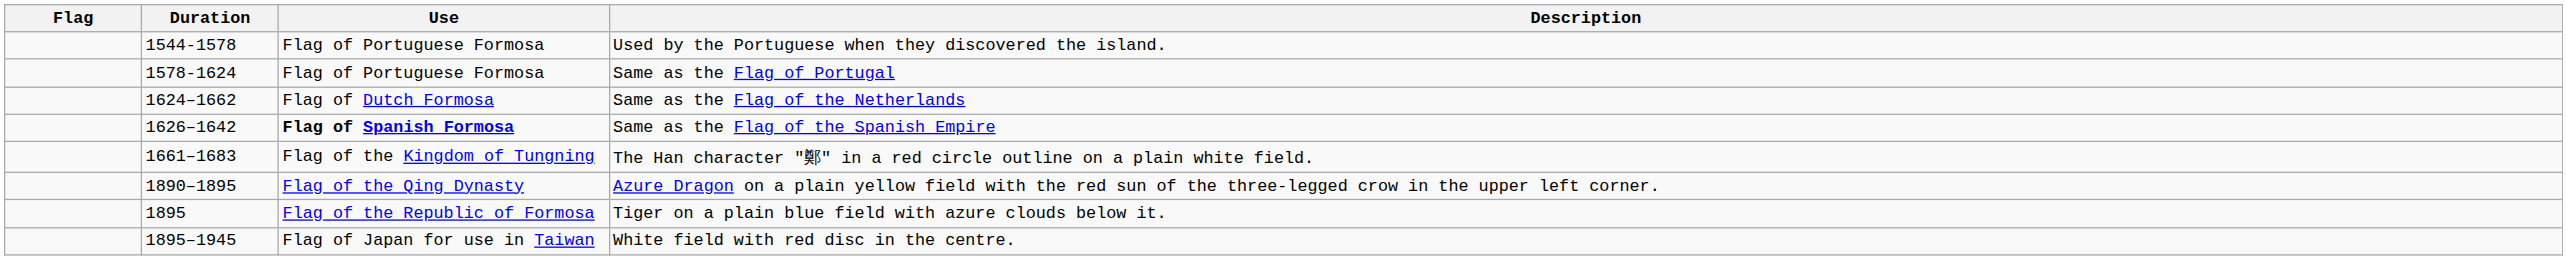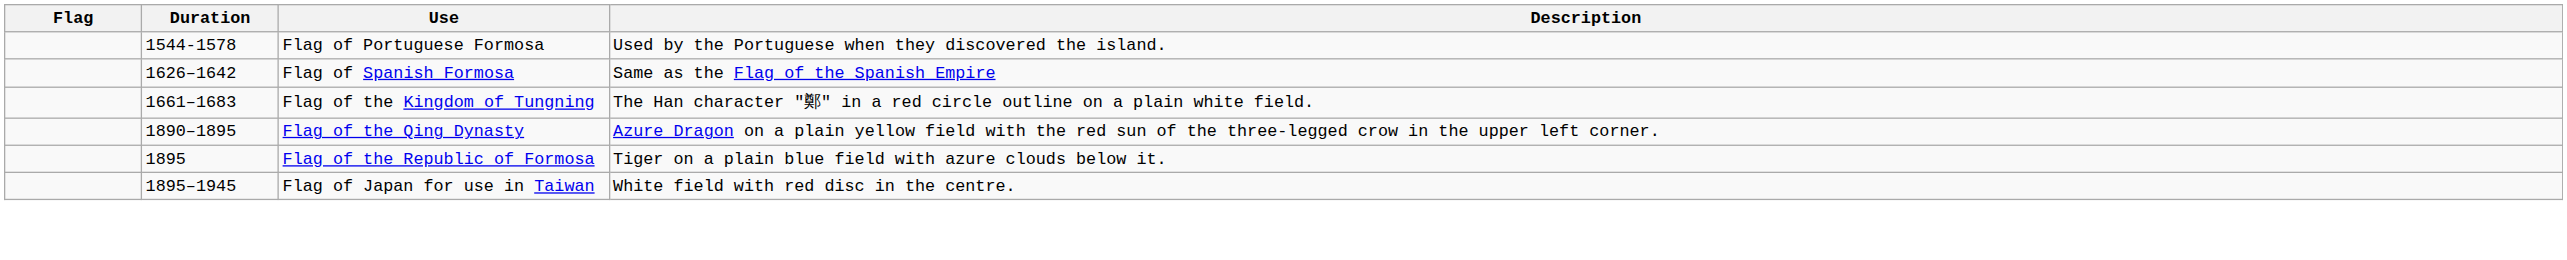- row: (754, 73)
- row: (789, 100)
(398, 128) bold -> (398, 73) normal
